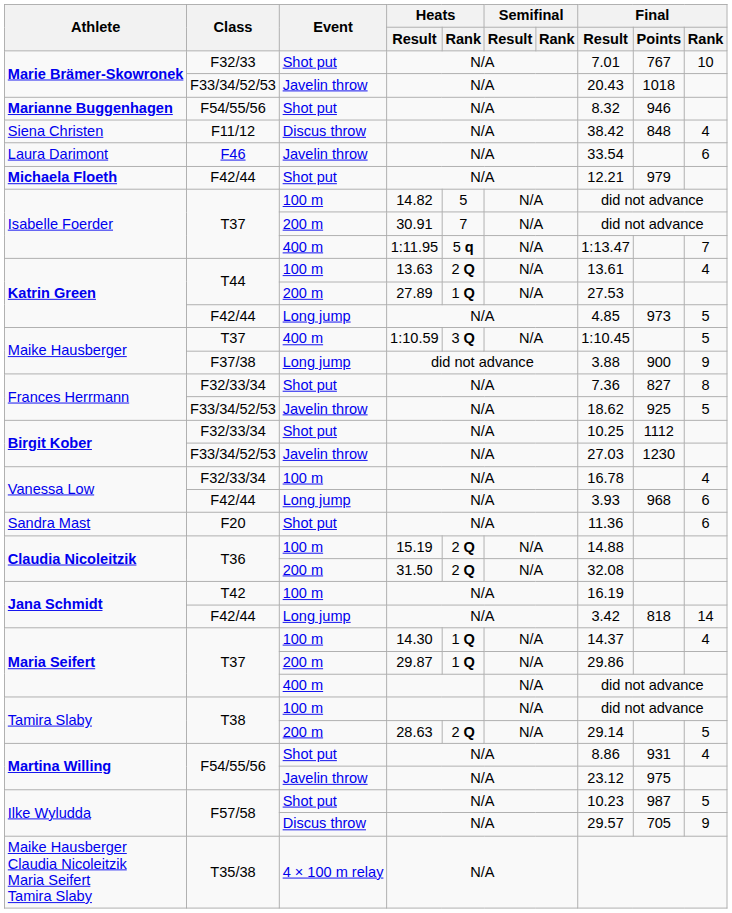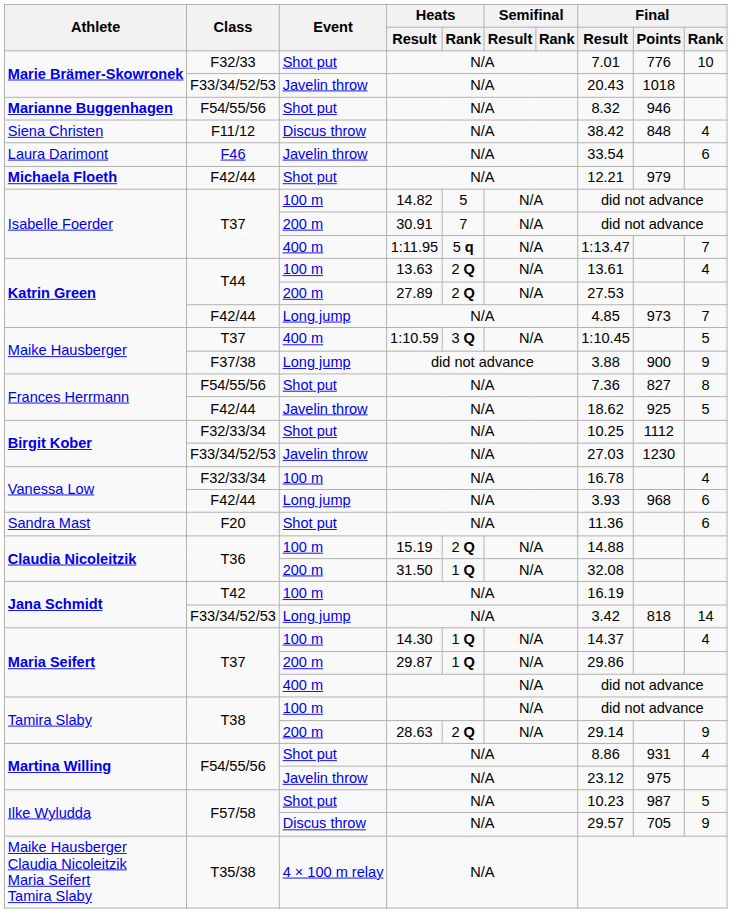(659, 62) 767 -> (659, 62) 776
(463, 293) 1 Q -> (463, 293) 2 Q
(706, 316) 5 -> (706, 316) 7
(233, 385) F32/33/34 -> (233, 385) F54/55/56
(233, 408) F33/34/52/53 -> (233, 408) F42/44
(463, 570) 2 Q -> (463, 570) 1 Q
(233, 616) F42/44 -> (233, 616) F33/34/52/53
(706, 731) 5 -> (706, 731) 9
